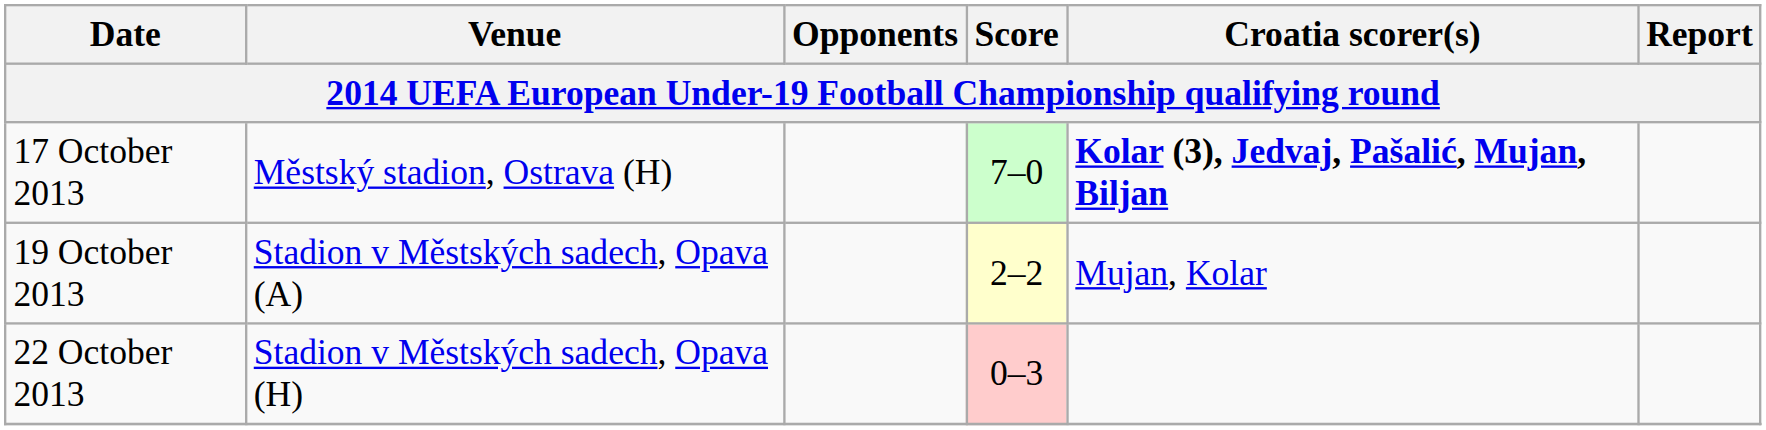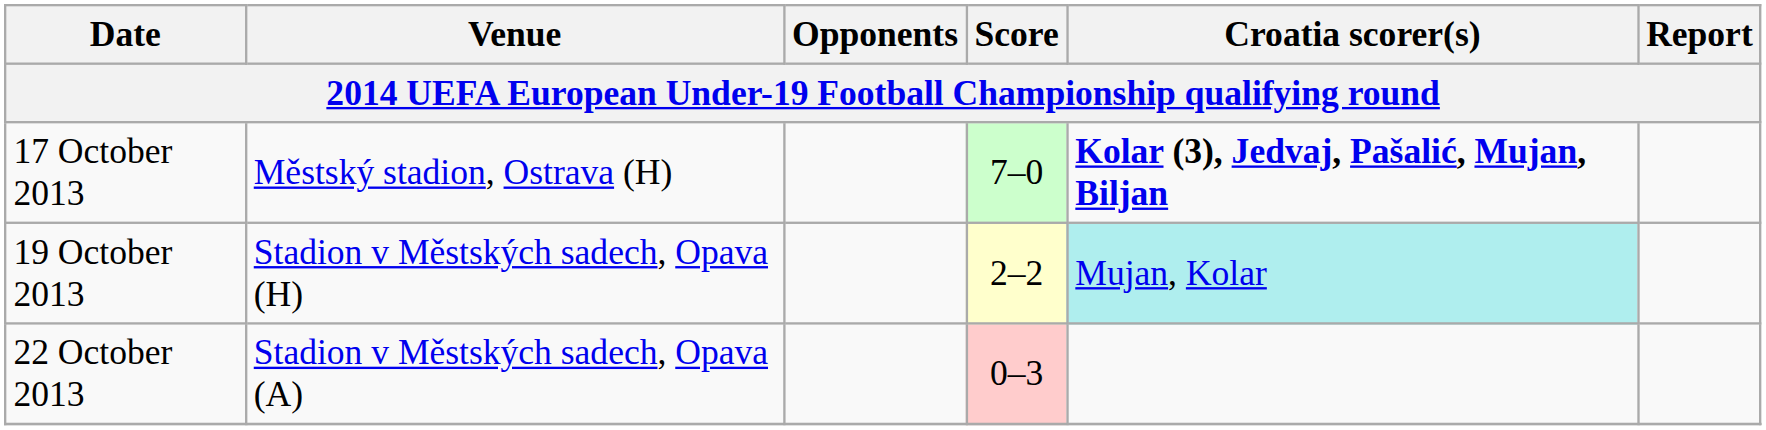(511, 273) Stadion v Městských sadech, Opava (A) -> (511, 273) Stadion v Městských sadech, Opava (H)
(1171, 273) no background -> (1171, 273) paleturquoise background
(511, 373) Stadion v Městských sadech, Opava (H) -> (511, 373) Stadion v Městských sadech, Opava (A)
